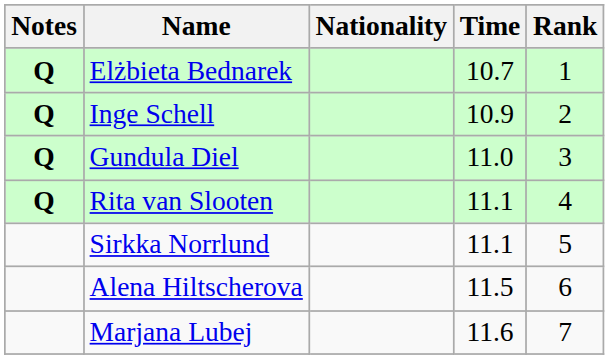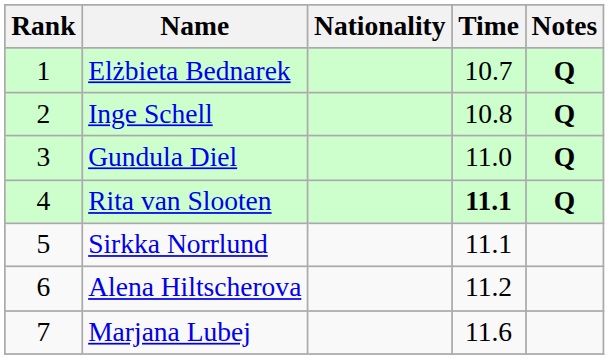columns swapped: (565, 26) <-> (44, 26)
(490, 113) 10.9 -> (489, 113) 10.8
(490, 200) normal -> (489, 200) bold
(490, 288) 11.5 -> (489, 288) 11.2
